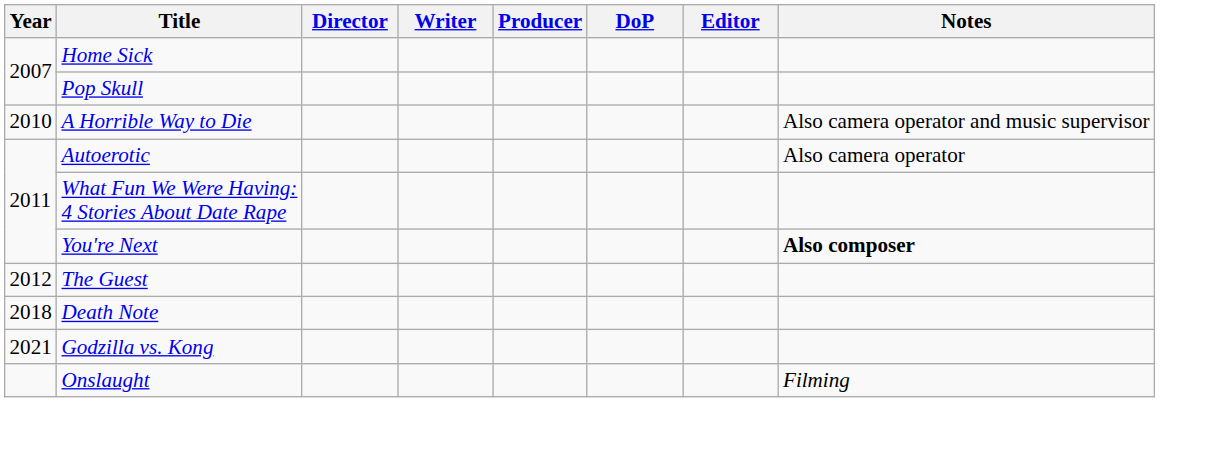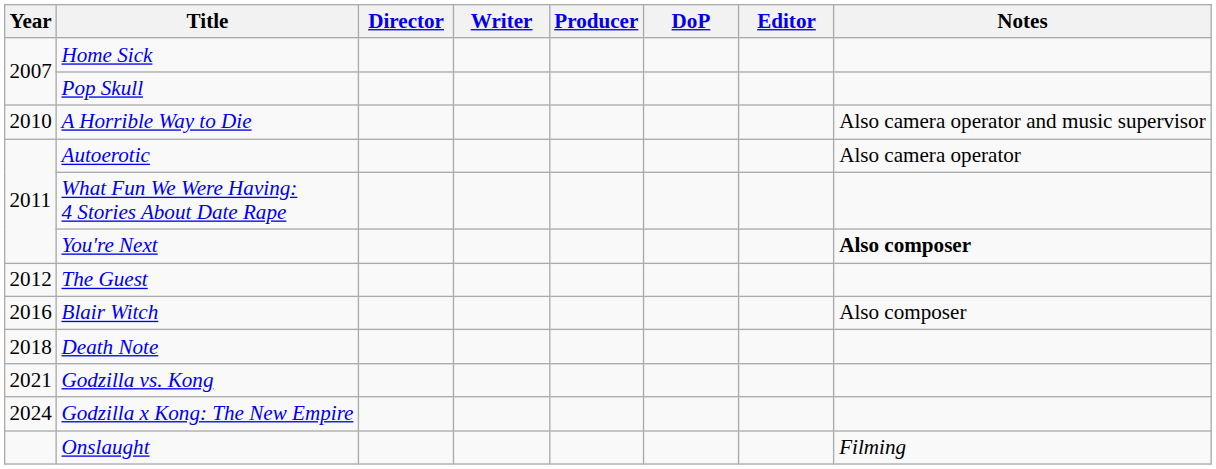+ row: (110, 312)
+ row: (207, 413)
